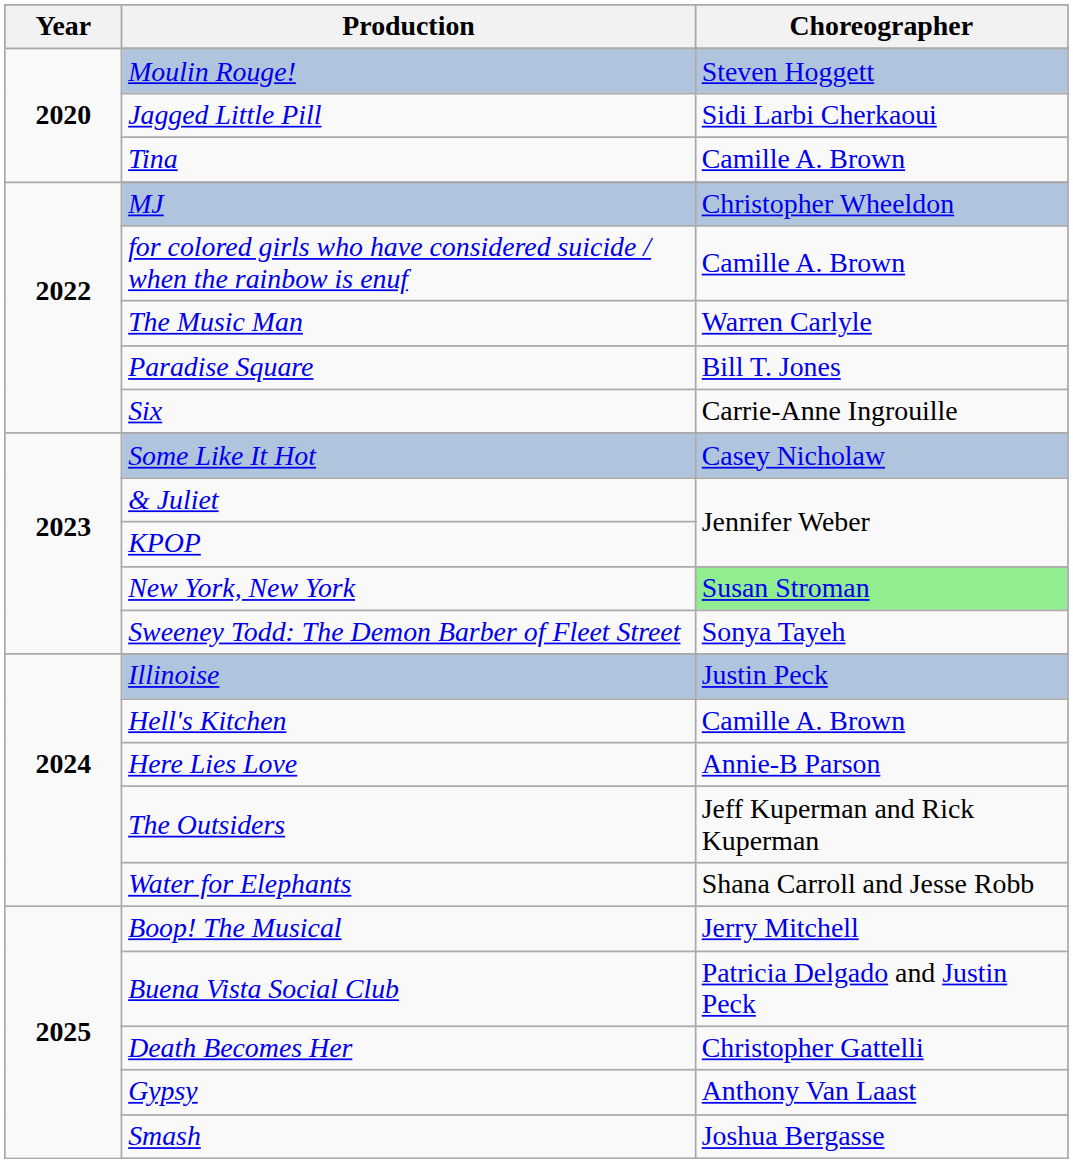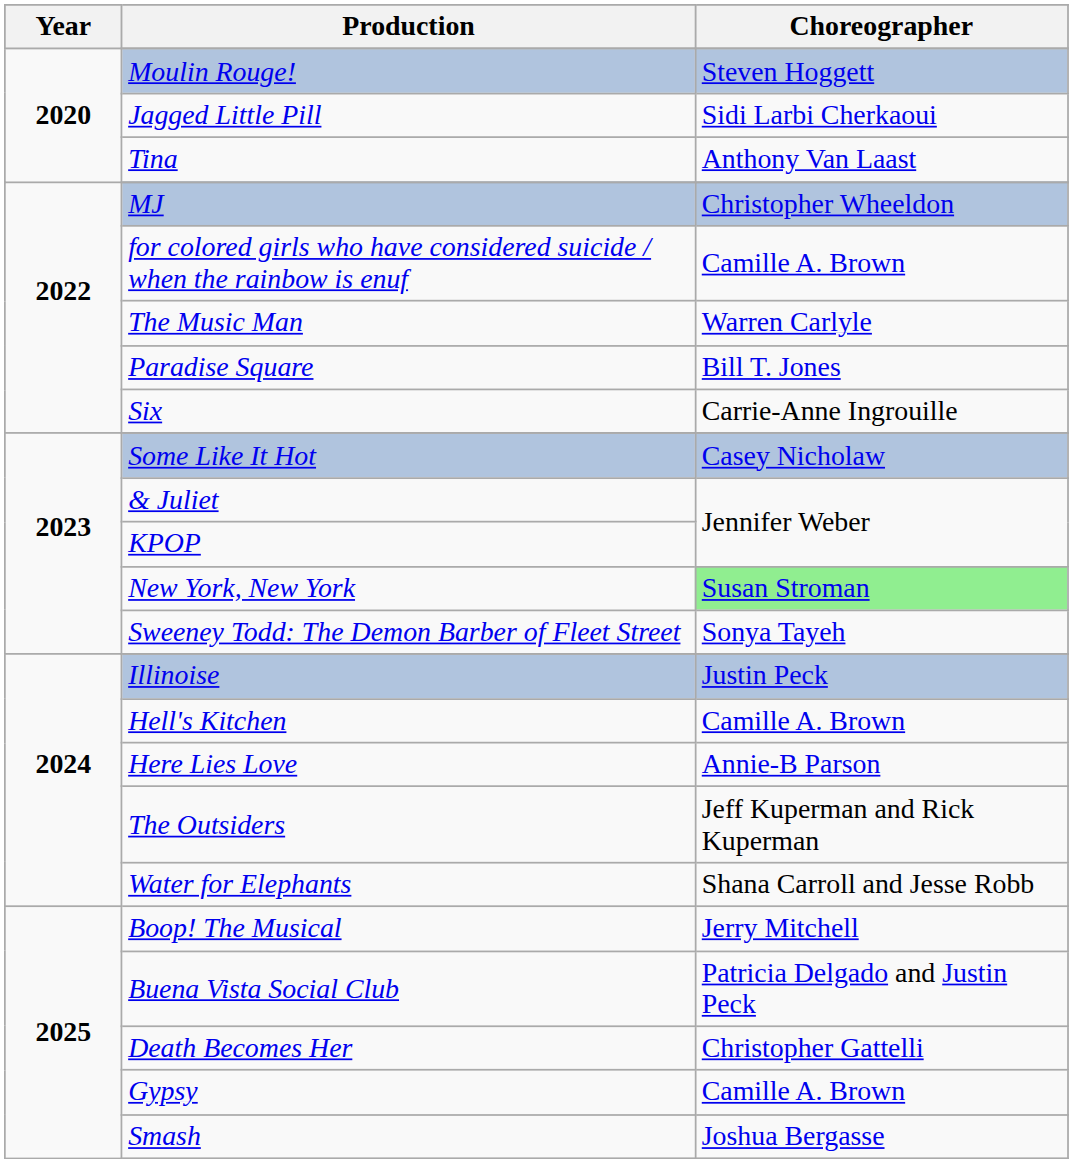(803, 159) Camille A. Brown -> (809, 159) Anthony Van Laast
(809, 1091) Anthony Van Laast -> (803, 1091) Camille A. Brown
